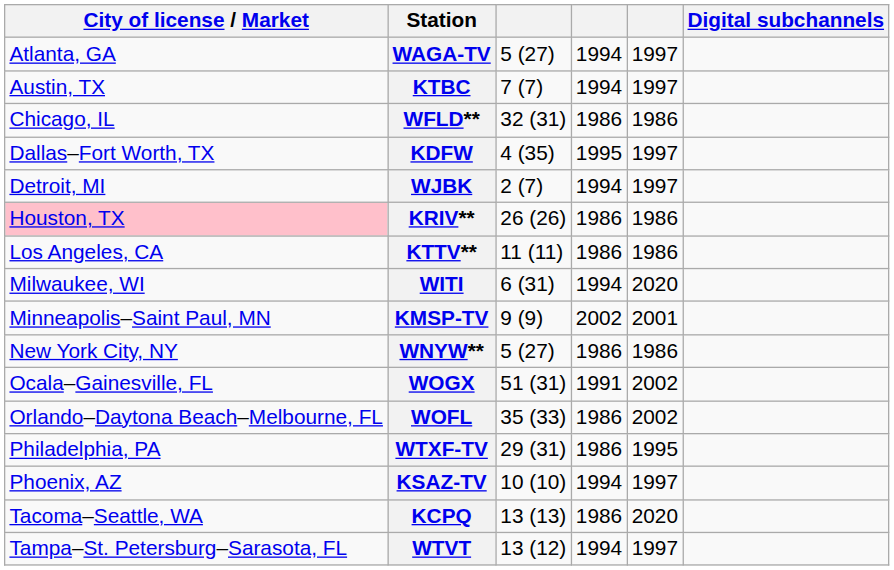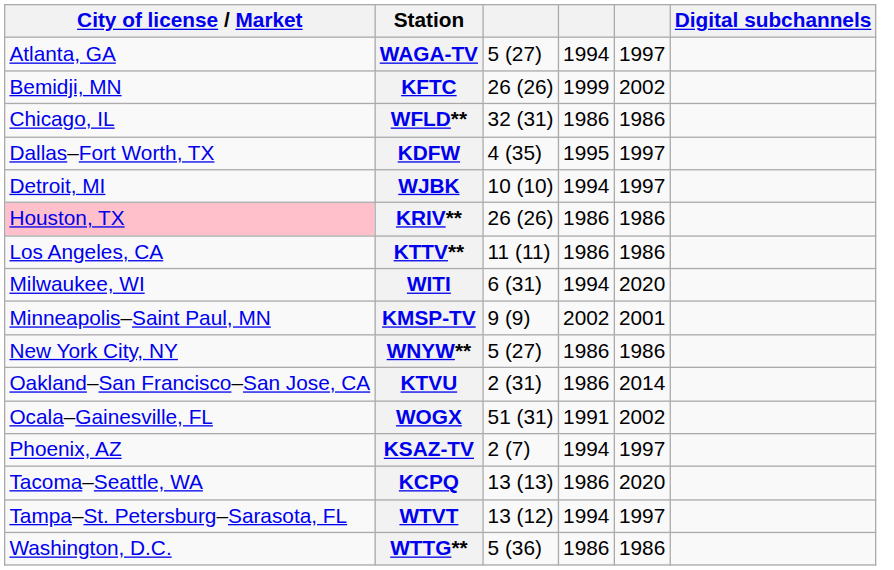- row: (442, 86)
+ row: (429, 86)
(522, 185) 2 (7) -> (521, 185) 10 (10)
+ row: (429, 383)
- row: (442, 416)
- row: (442, 449)
(533, 482) 10 (10) -> (509, 449) 2 (7)
+ row: (429, 548)
